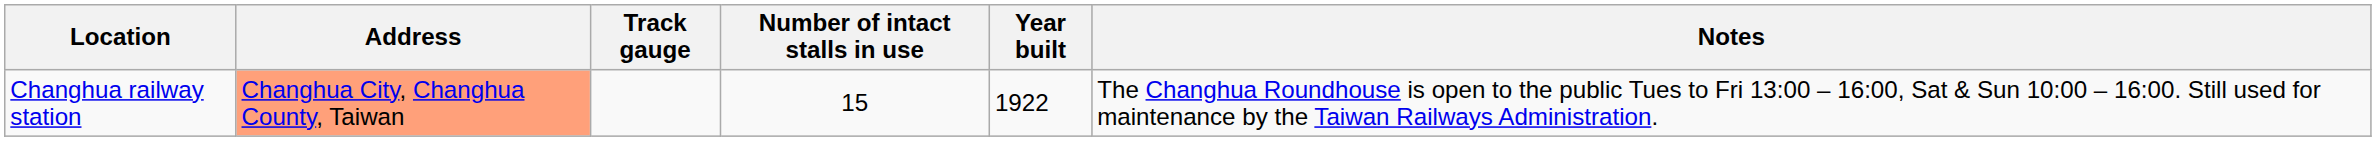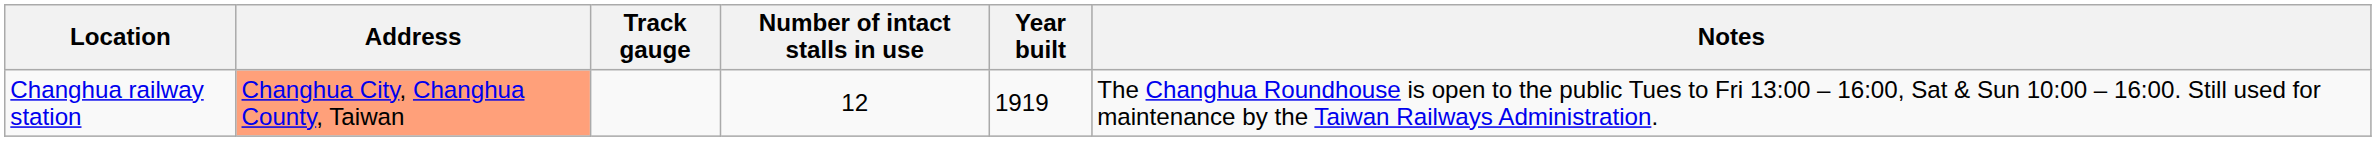(855, 102) 15 -> (855, 102) 12
(1022, 102) 1922 -> (1022, 102) 1919
